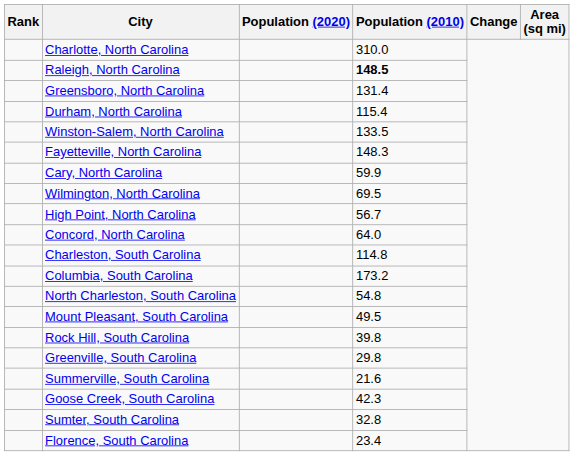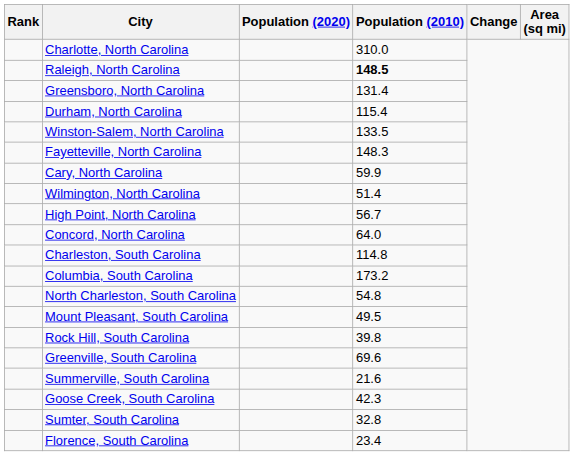(369, 193) 69.5 -> (369, 193) 51.4
(369, 358) 29.8 -> (369, 358) 69.6
